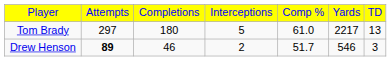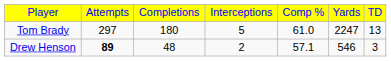(347, 30) 2217 -> (347, 30) 2247
(169, 47) 46 -> (169, 47) 48
(303, 47) 51.7 -> (303, 47) 57.1
